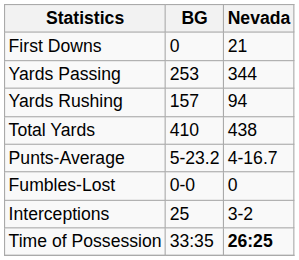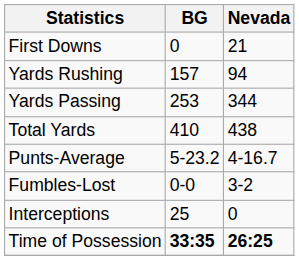rows swapped: (66, 102) <-> (65, 74)
(233, 185) 0 -> (240, 185) 3-2
(240, 213) 3-2 -> (233, 213) 0
(192, 241) normal -> (192, 241) bold
